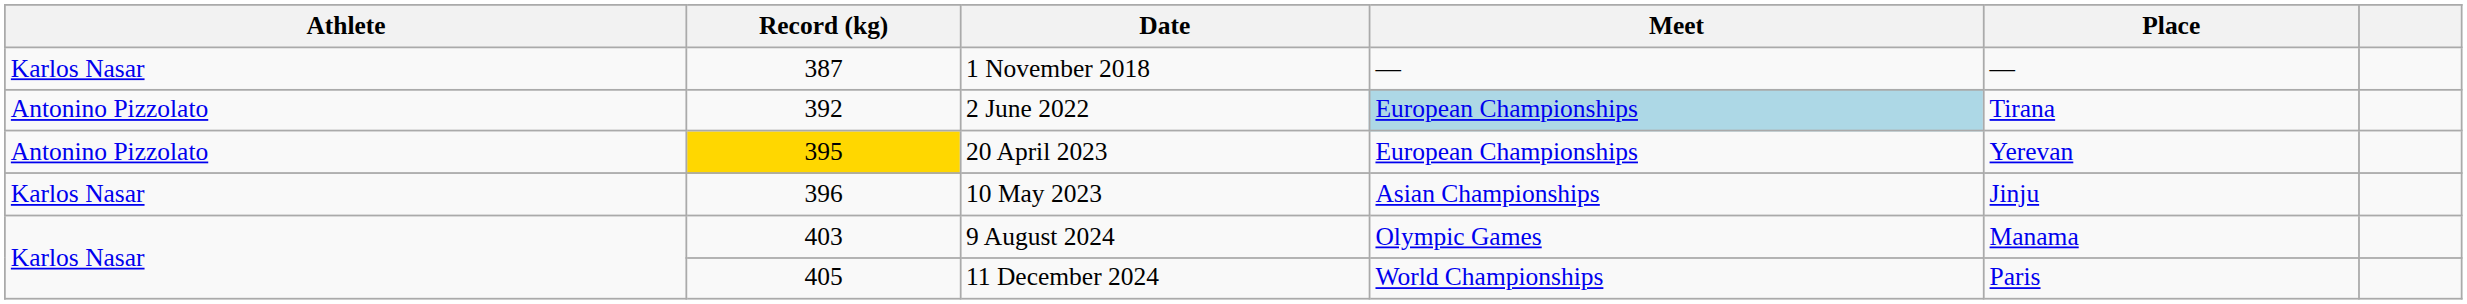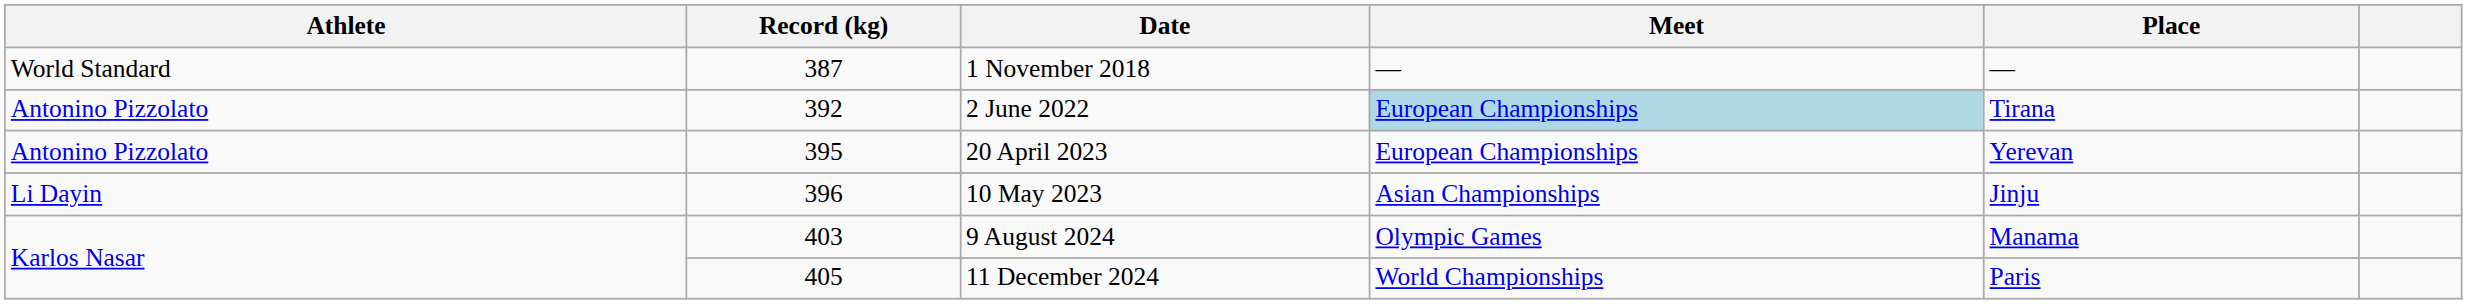(78, 67) Karlos Nasar -> (91, 67) World Standard
(824, 152) gold background -> (824, 152) no background
(78, 194) Karlos Nasar -> (56, 194) Li Dayin
